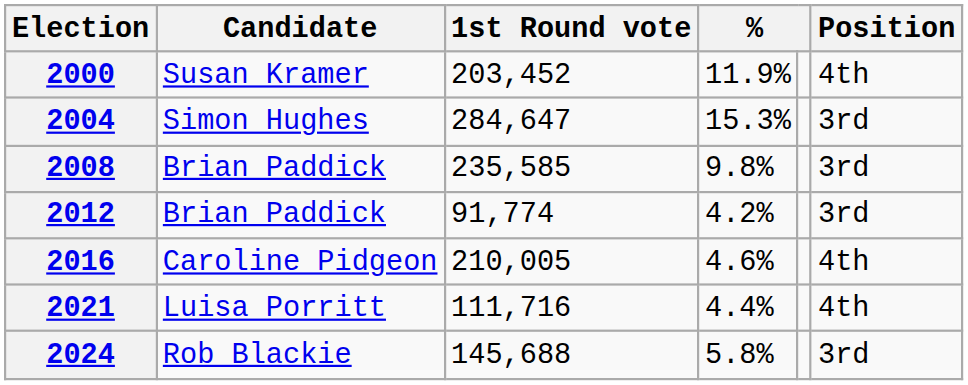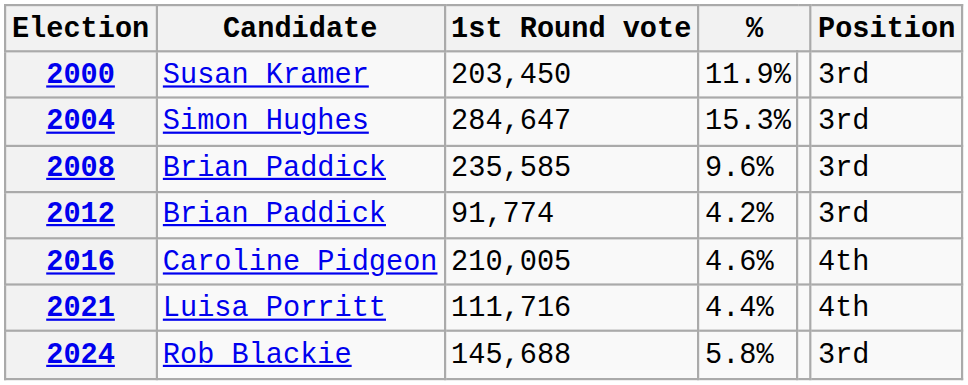(511, 75) 203,452 -> (511, 75) 203,450
(844, 75) 4th -> (844, 75) 3rd
(739, 168) 9.8% -> (739, 168) 9.6%
